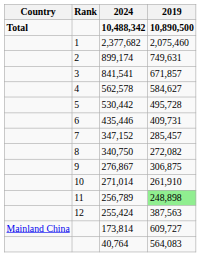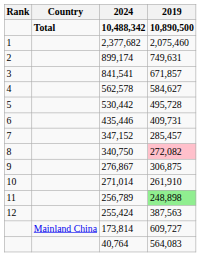columns swapped: (86, 12) <-> (38, 12)
(166, 151) no background -> (166, 151) pink background
